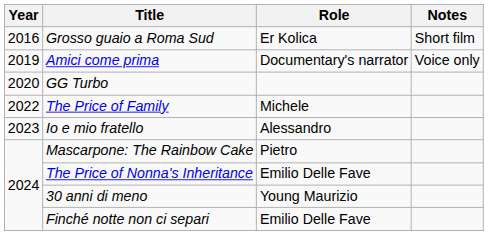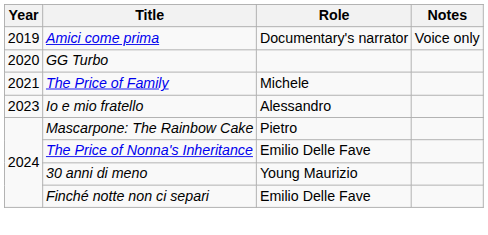- row: (130, 38)
(24, 106) 2022 -> (24, 83) 2021
